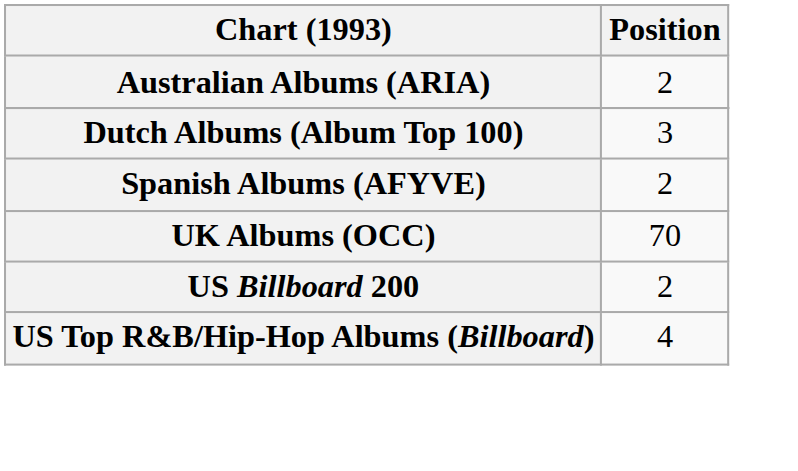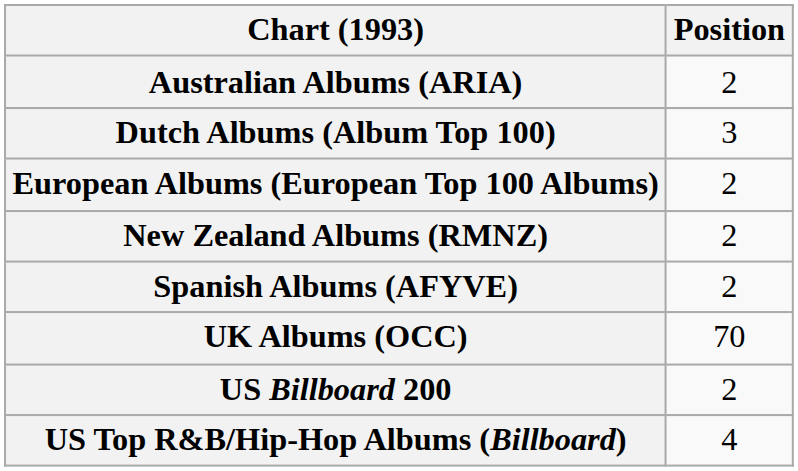+ row: (336, 183)
+ row: (336, 235)
